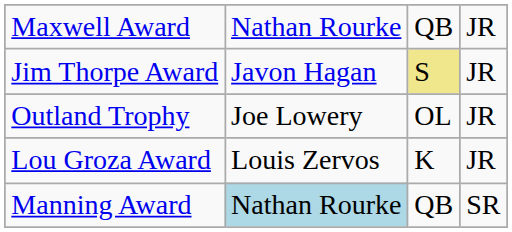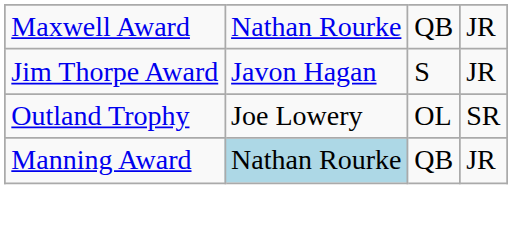(422, 71) khaki background -> (422, 71) no background
(481, 115) JR -> (483, 115) SR
- row: (111, 159)
(483, 204) SR -> (481, 159) JR
